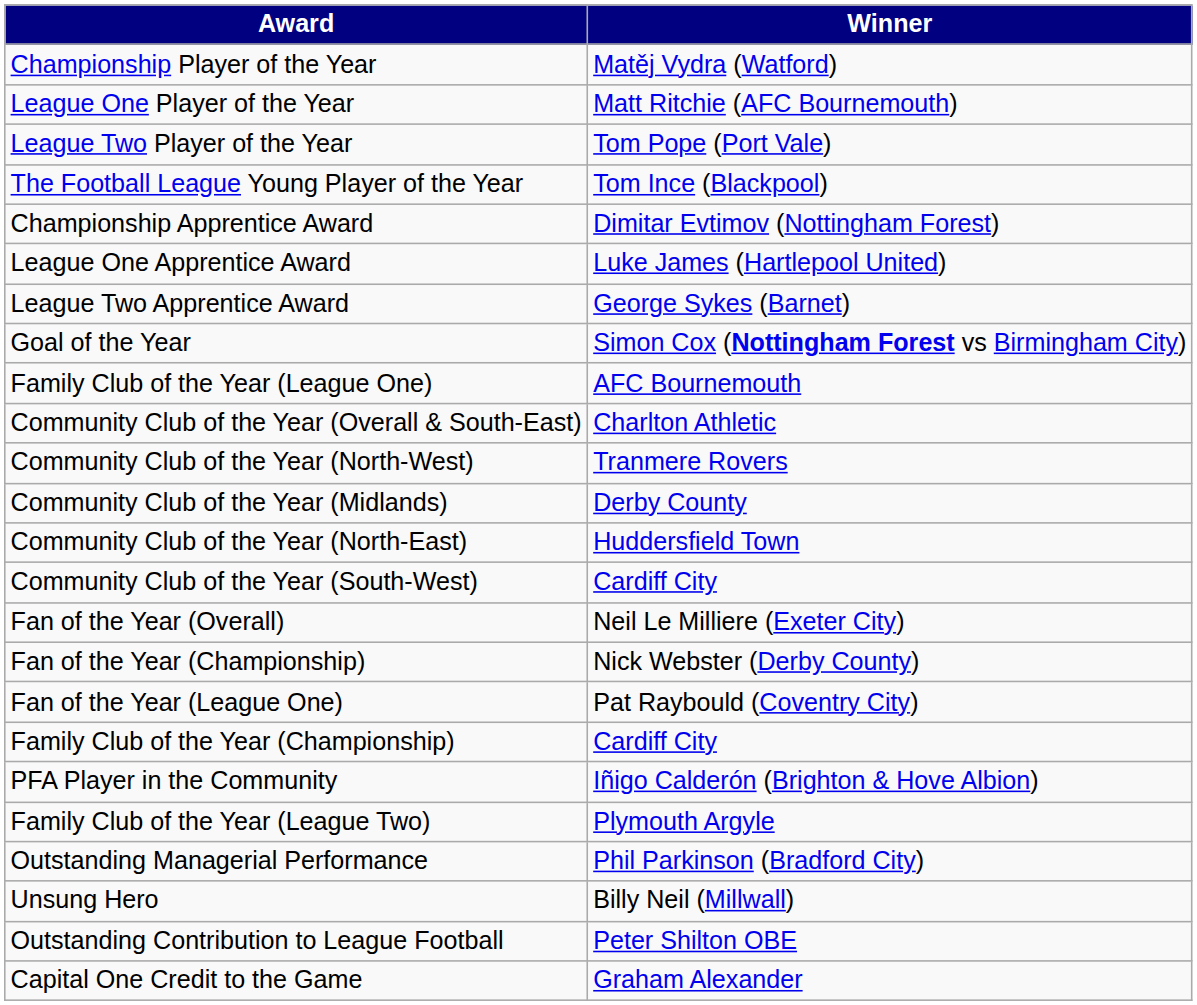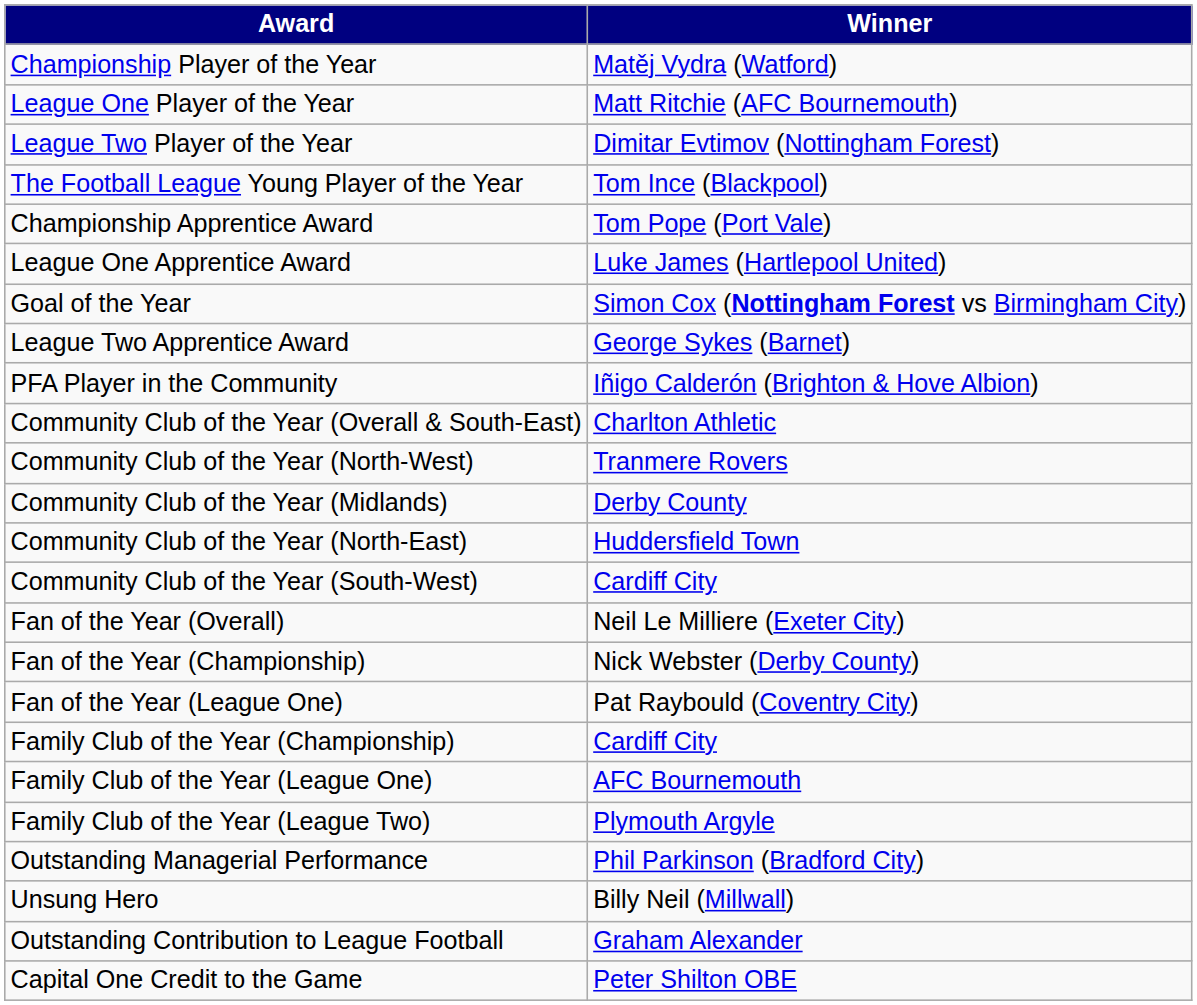(712, 143) Tom Pope (Port Vale) -> (796, 143) Dimitar Evtimov (Nottingham Forest)
(796, 223) Dimitar Evtimov (Nottingham Forest) -> (712, 223) Tom Pope (Port Vale)
rows swapped: (180, 303) <-> (101, 343)
rows swapped: (174, 781) <-> (221, 382)
(695, 940) Peter Shilton OBE -> (698, 940) Graham Alexander
(698, 980) Graham Alexander -> (695, 980) Peter Shilton OBE
